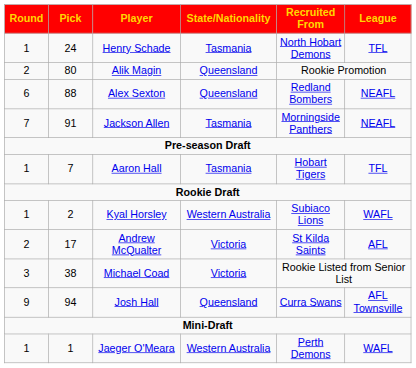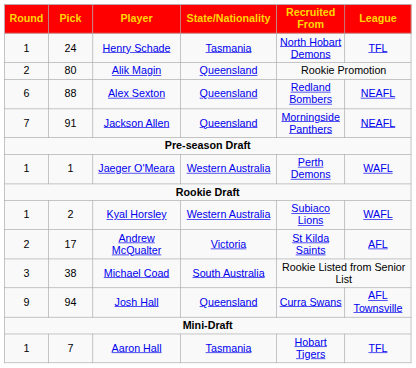(229, 123) Tasmania -> (229, 123) Queensland
rows swapped: (137, 169) <-> (137, 348)
(229, 273) Victoria -> (229, 273) South Australia
